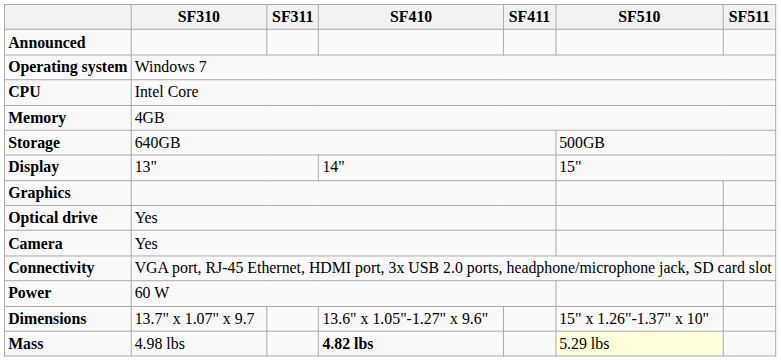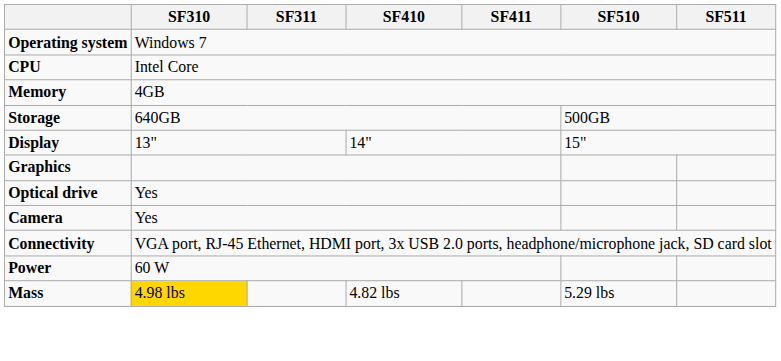- row: (47, 42)
- row: (47, 318)
(160, 343) no background -> (160, 293) gold background
(348, 343) bold -> (375, 293) normal
(584, 343) lightyellow background -> (589, 293) no background
